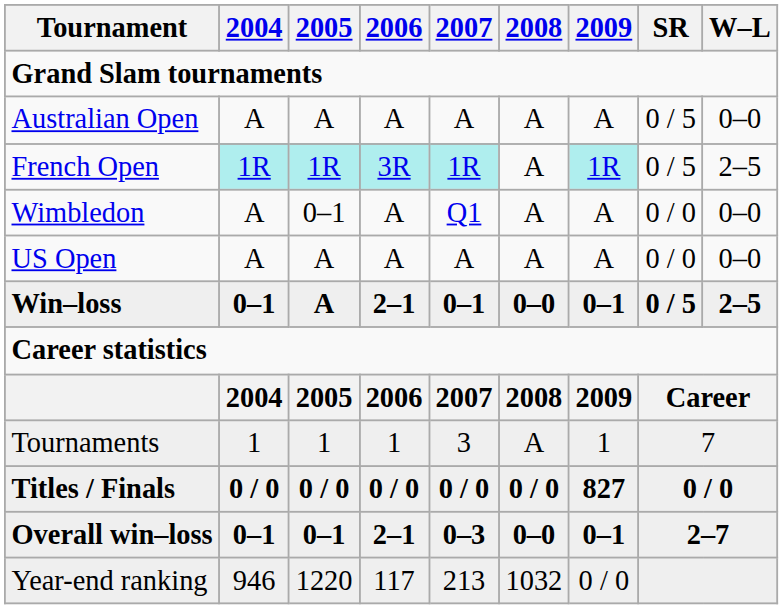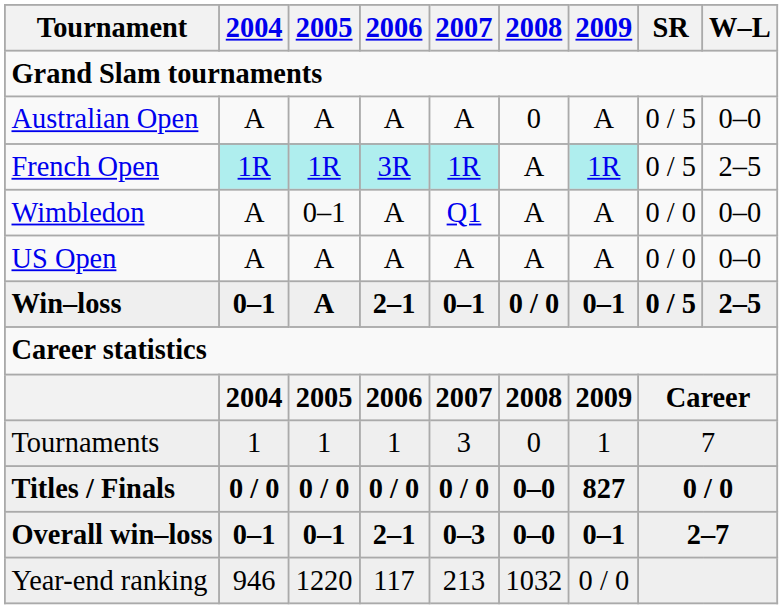(534, 119) A -> (534, 119) 0
(534, 303) 0–0 -> (534, 303) 0 / 0
(534, 441) A -> (534, 441) 0
(534, 487) 0 / 0 -> (534, 487) 0–0
